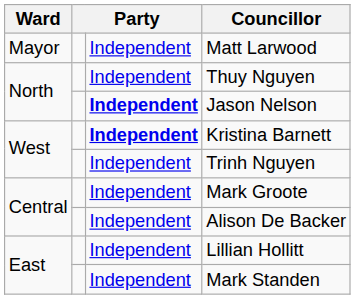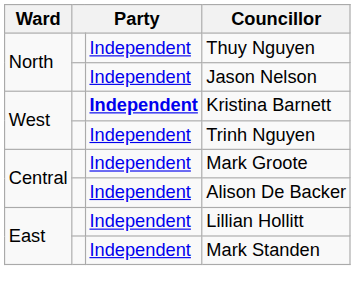- row: (262, 47)
(144, 105) bold -> (140, 76) normal
